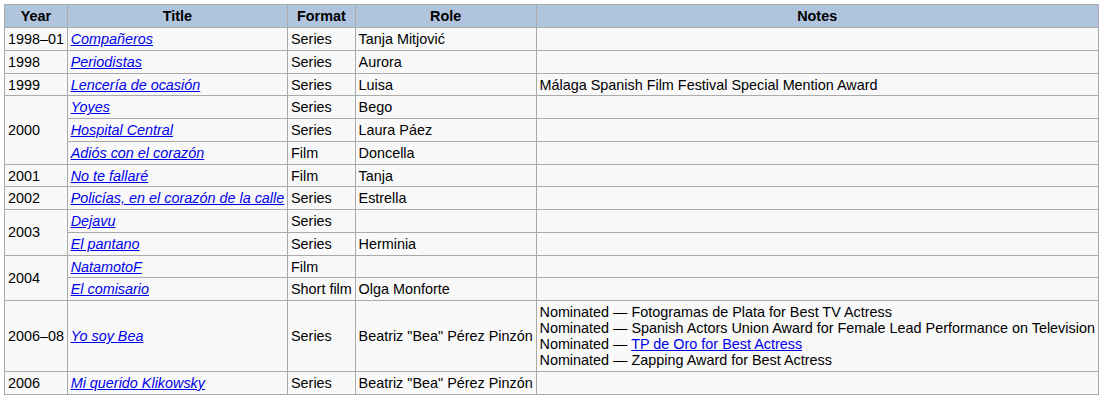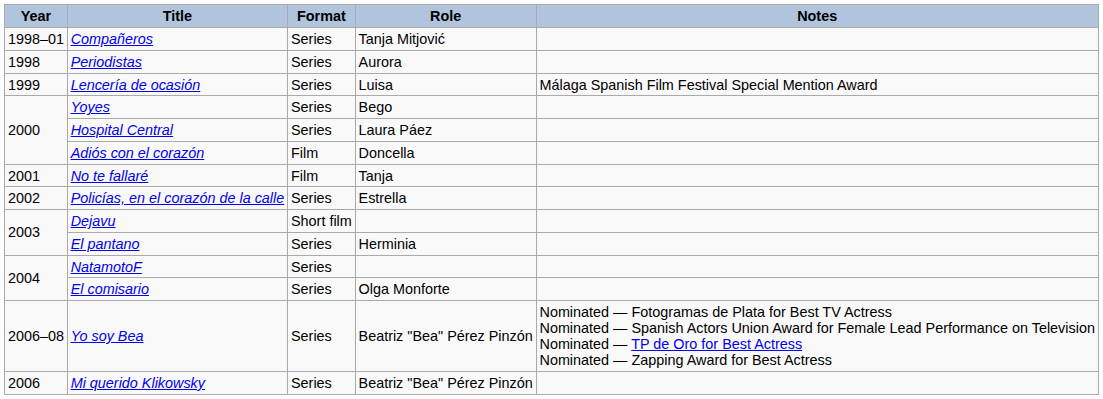(311, 221) Series -> (321, 221) Short film
(305, 267) Film -> (311, 267) Series
(321, 289) Short film -> (311, 289) Series
